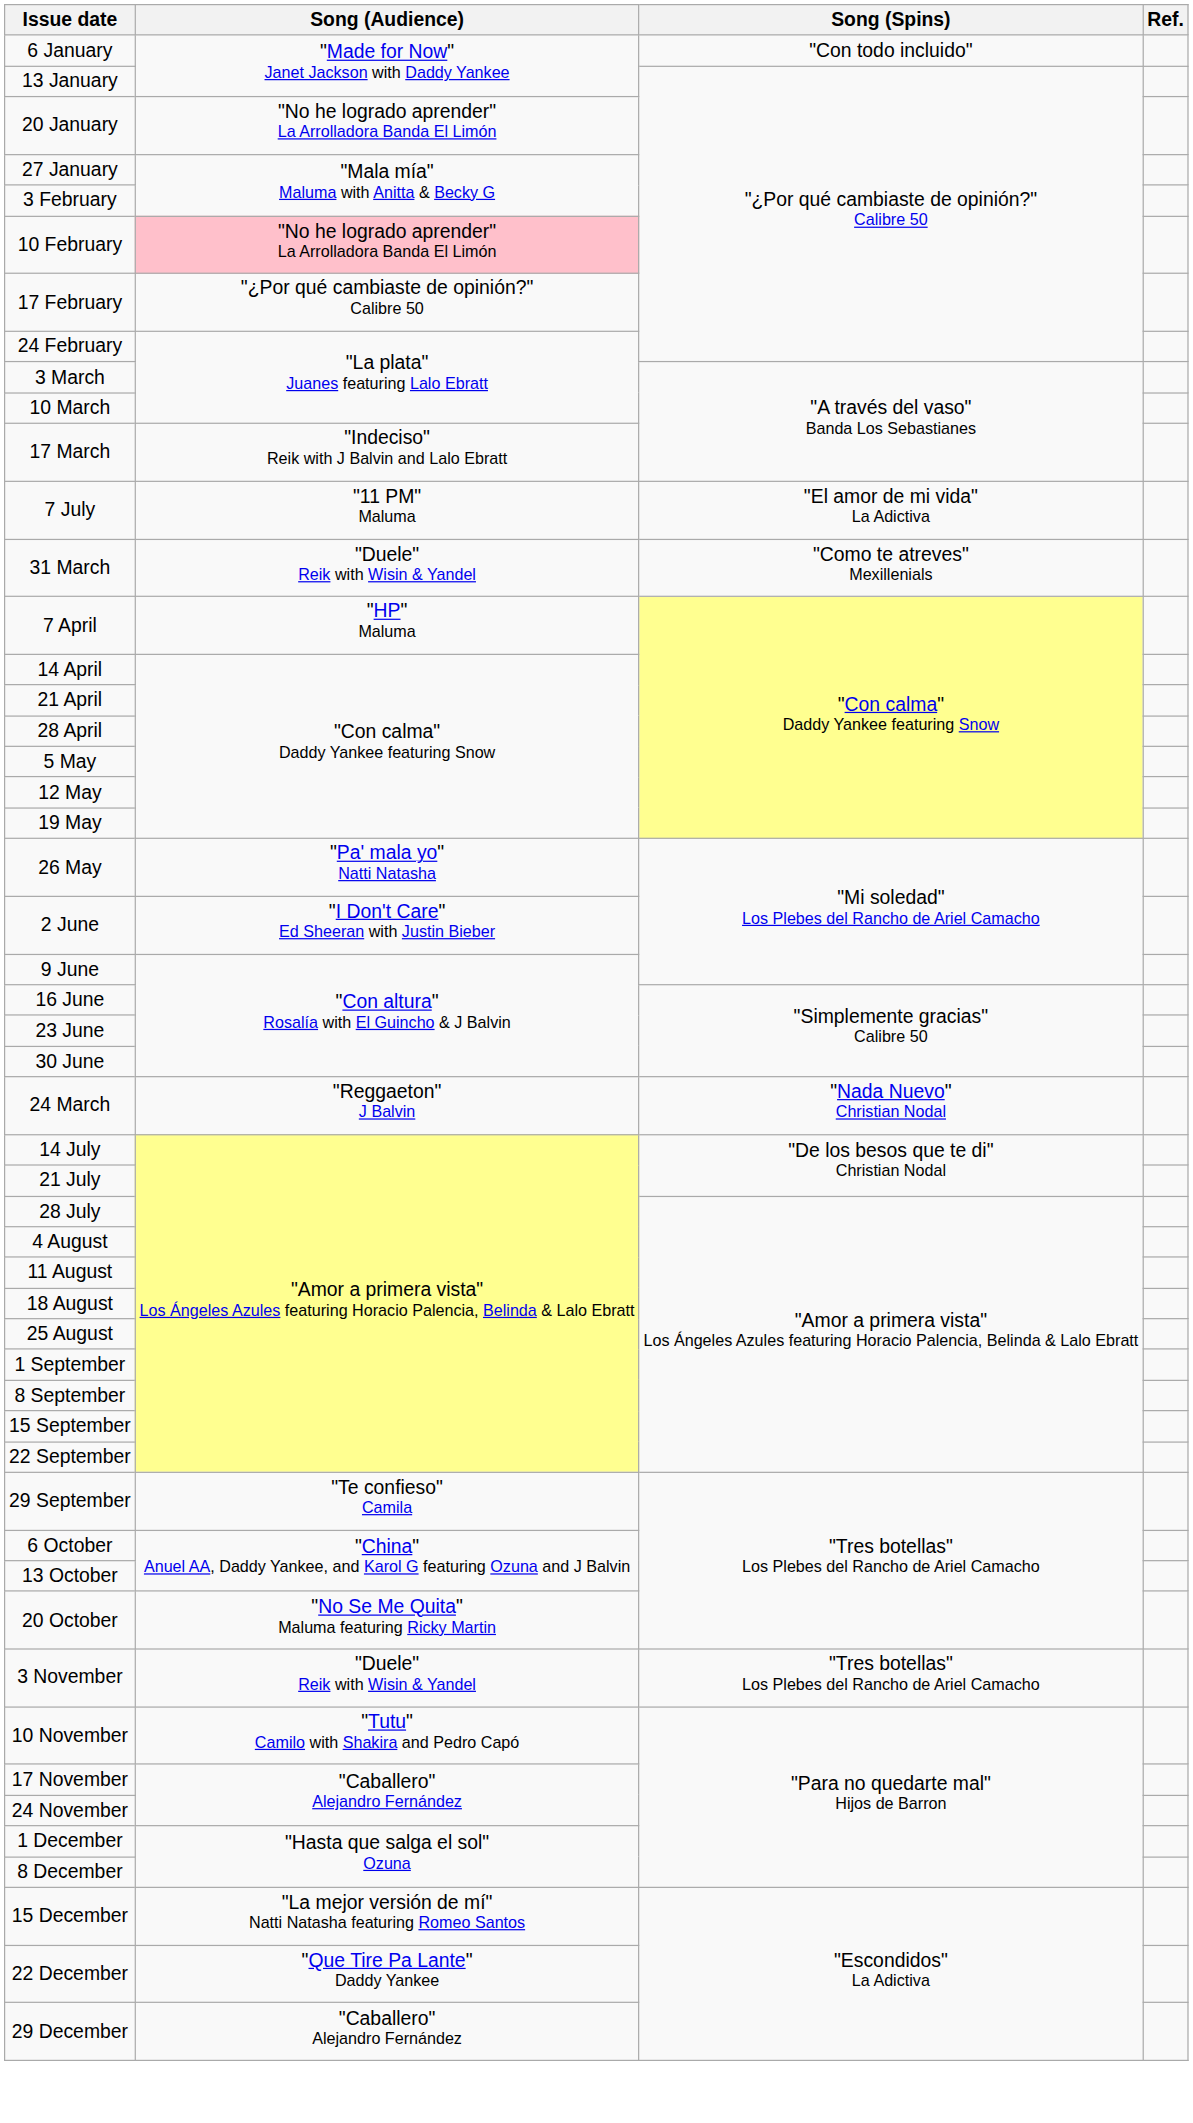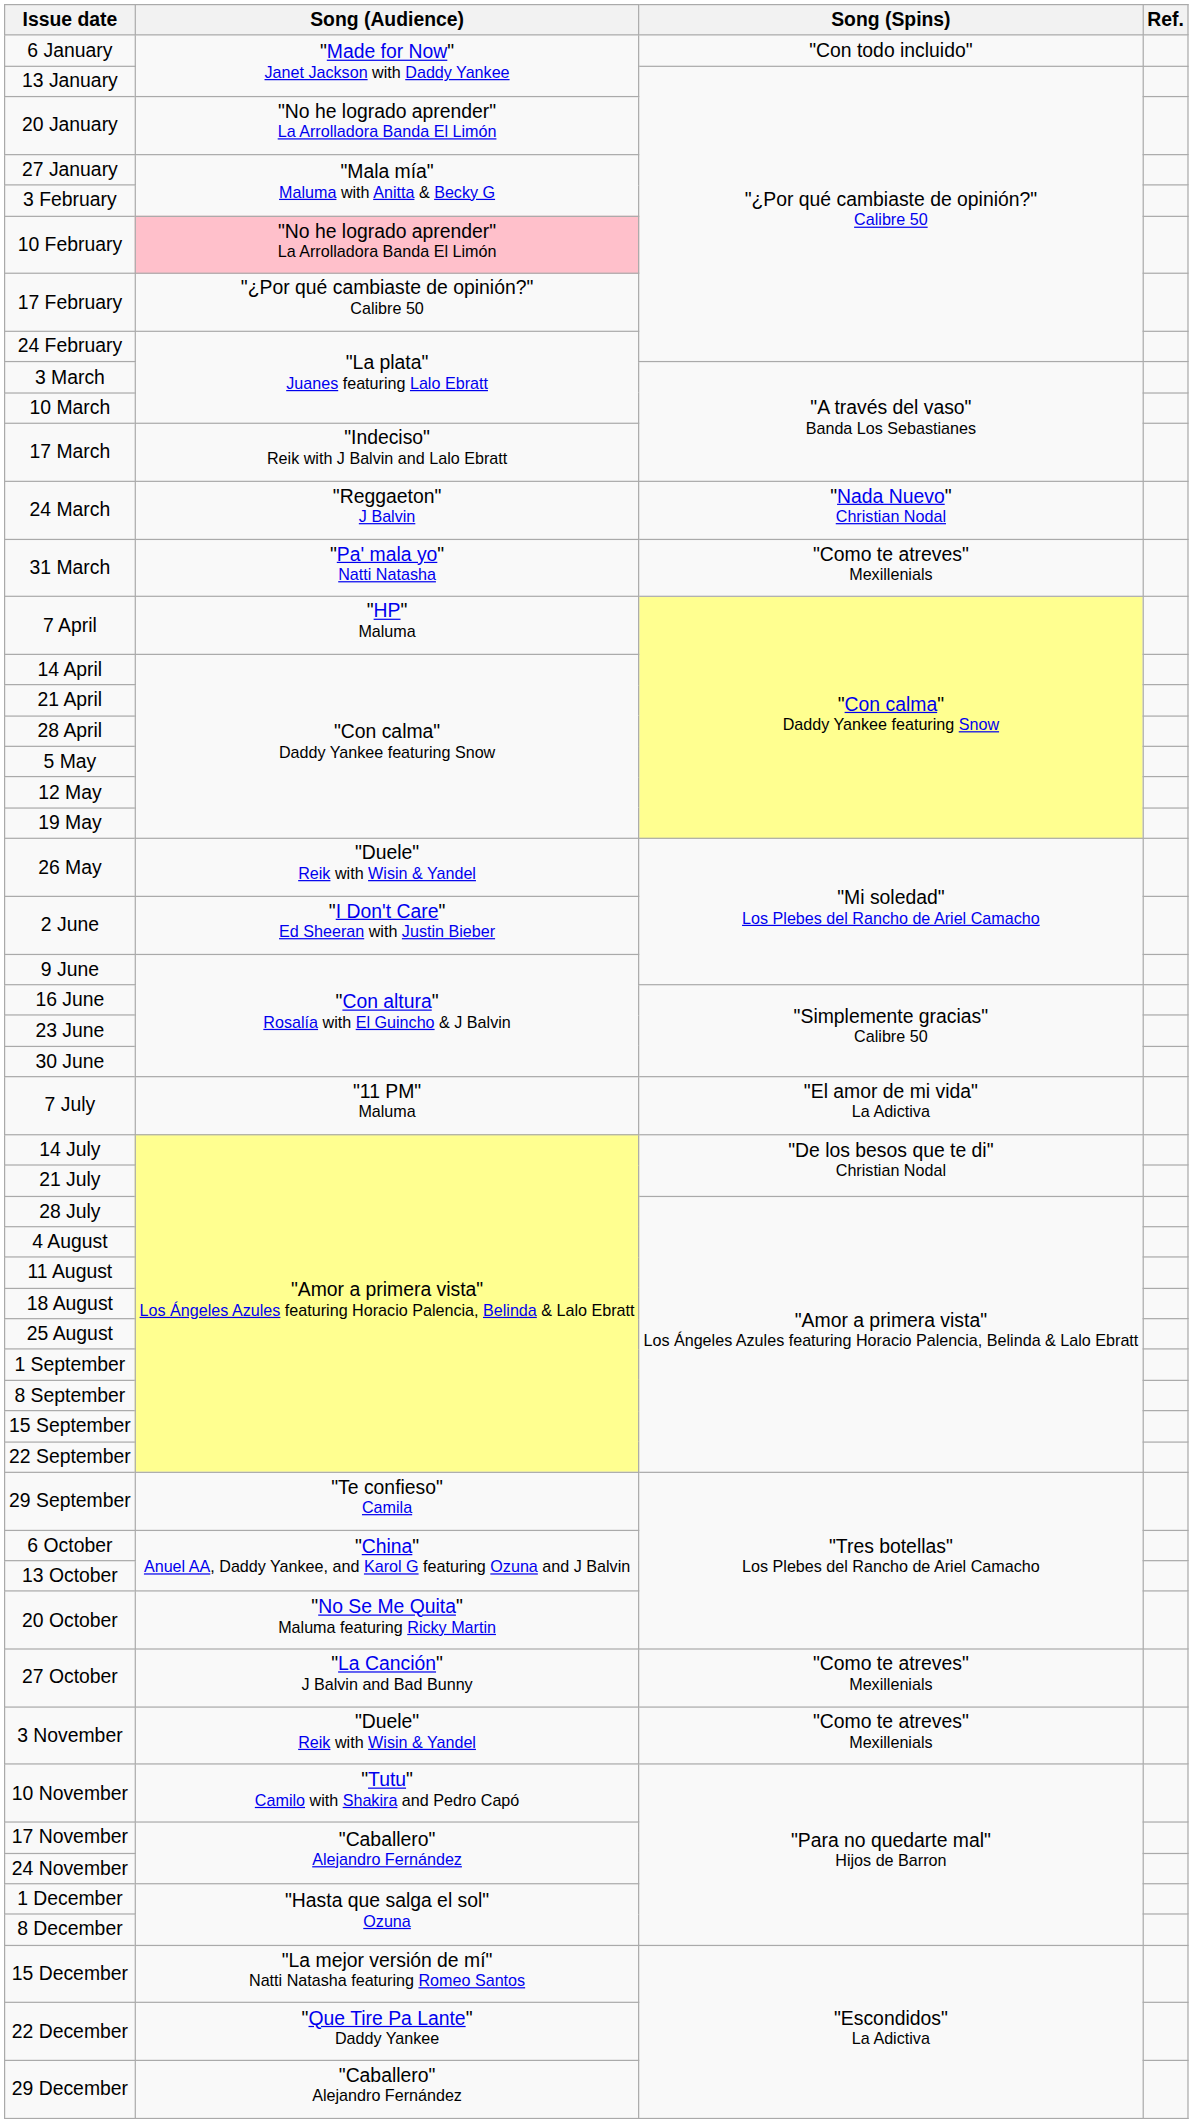rows swapped: (70, 1105) <-> (70, 509)
(387, 563) "Duele" Reik with Wisin & Yandel -> (387, 563) "Pa' mala yo" Natti Natasha
(387, 863) "Pa' mala yo" Natti Natasha -> (387, 863) "Duele" Reik with Wisin & Yandel
+ row: (70, 1677)
(891, 1673) "Tres botellas" Los Plebes del Rancho de Ariel Camacho -> (891, 1731) "Como te atreves" Mexillenials
